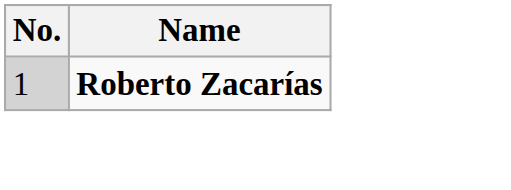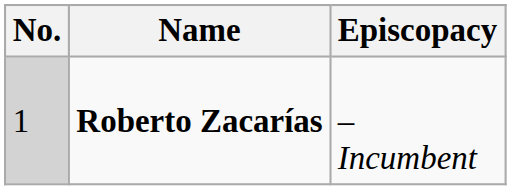+ column: (417, 30)
